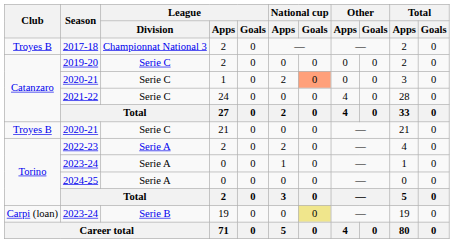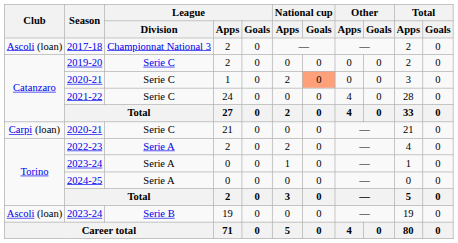(32, 46) Troyes B -> (34, 46) Ascoli (loan)
(32, 130) Troyes B -> (34, 130) Carpi (loan)
(32, 213) Carpi (loan) -> (34, 213) Ascoli (loan)
(315, 213) khaki background -> (319, 213) no background
